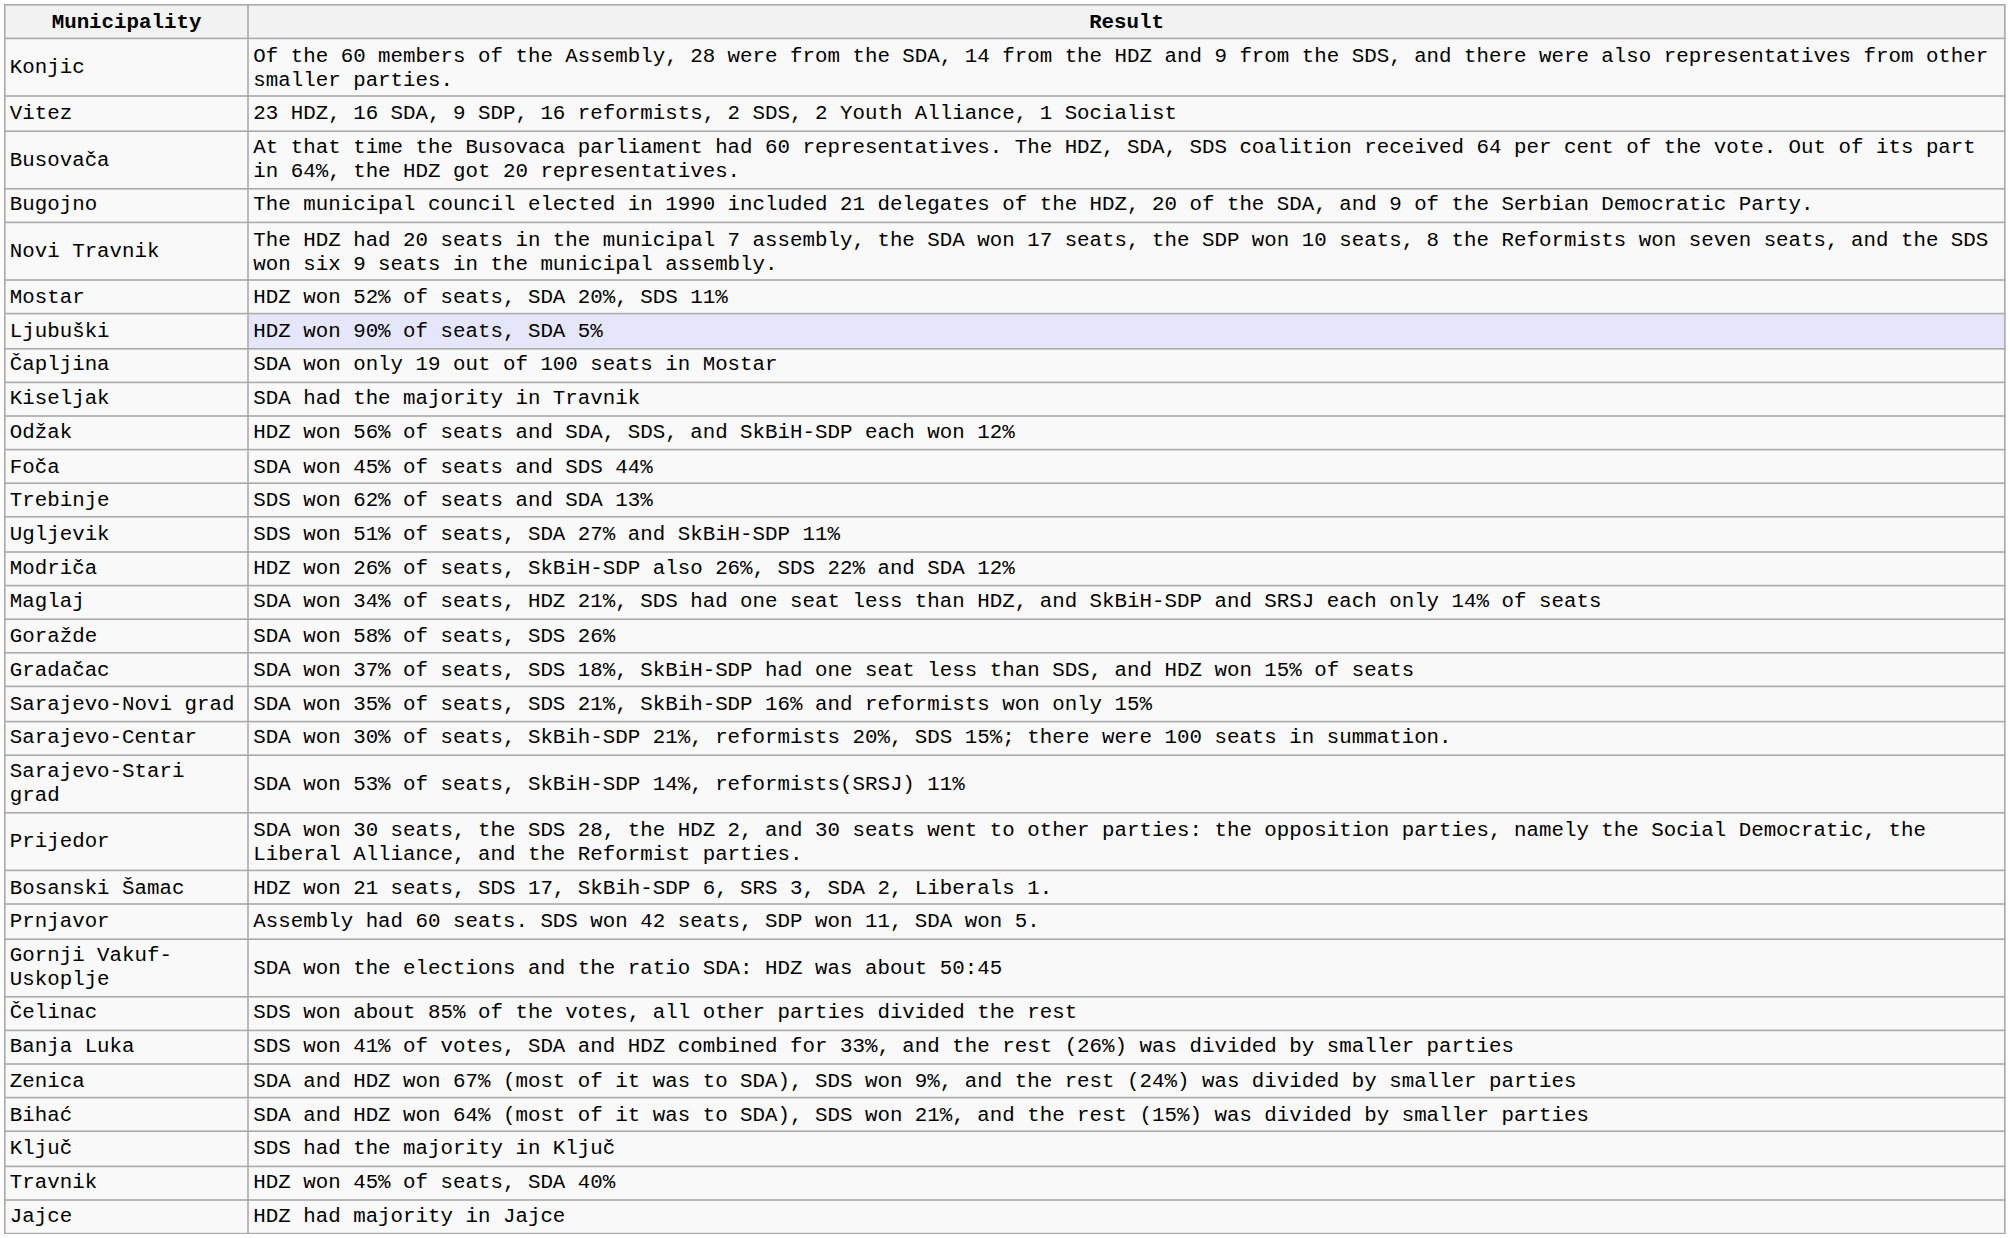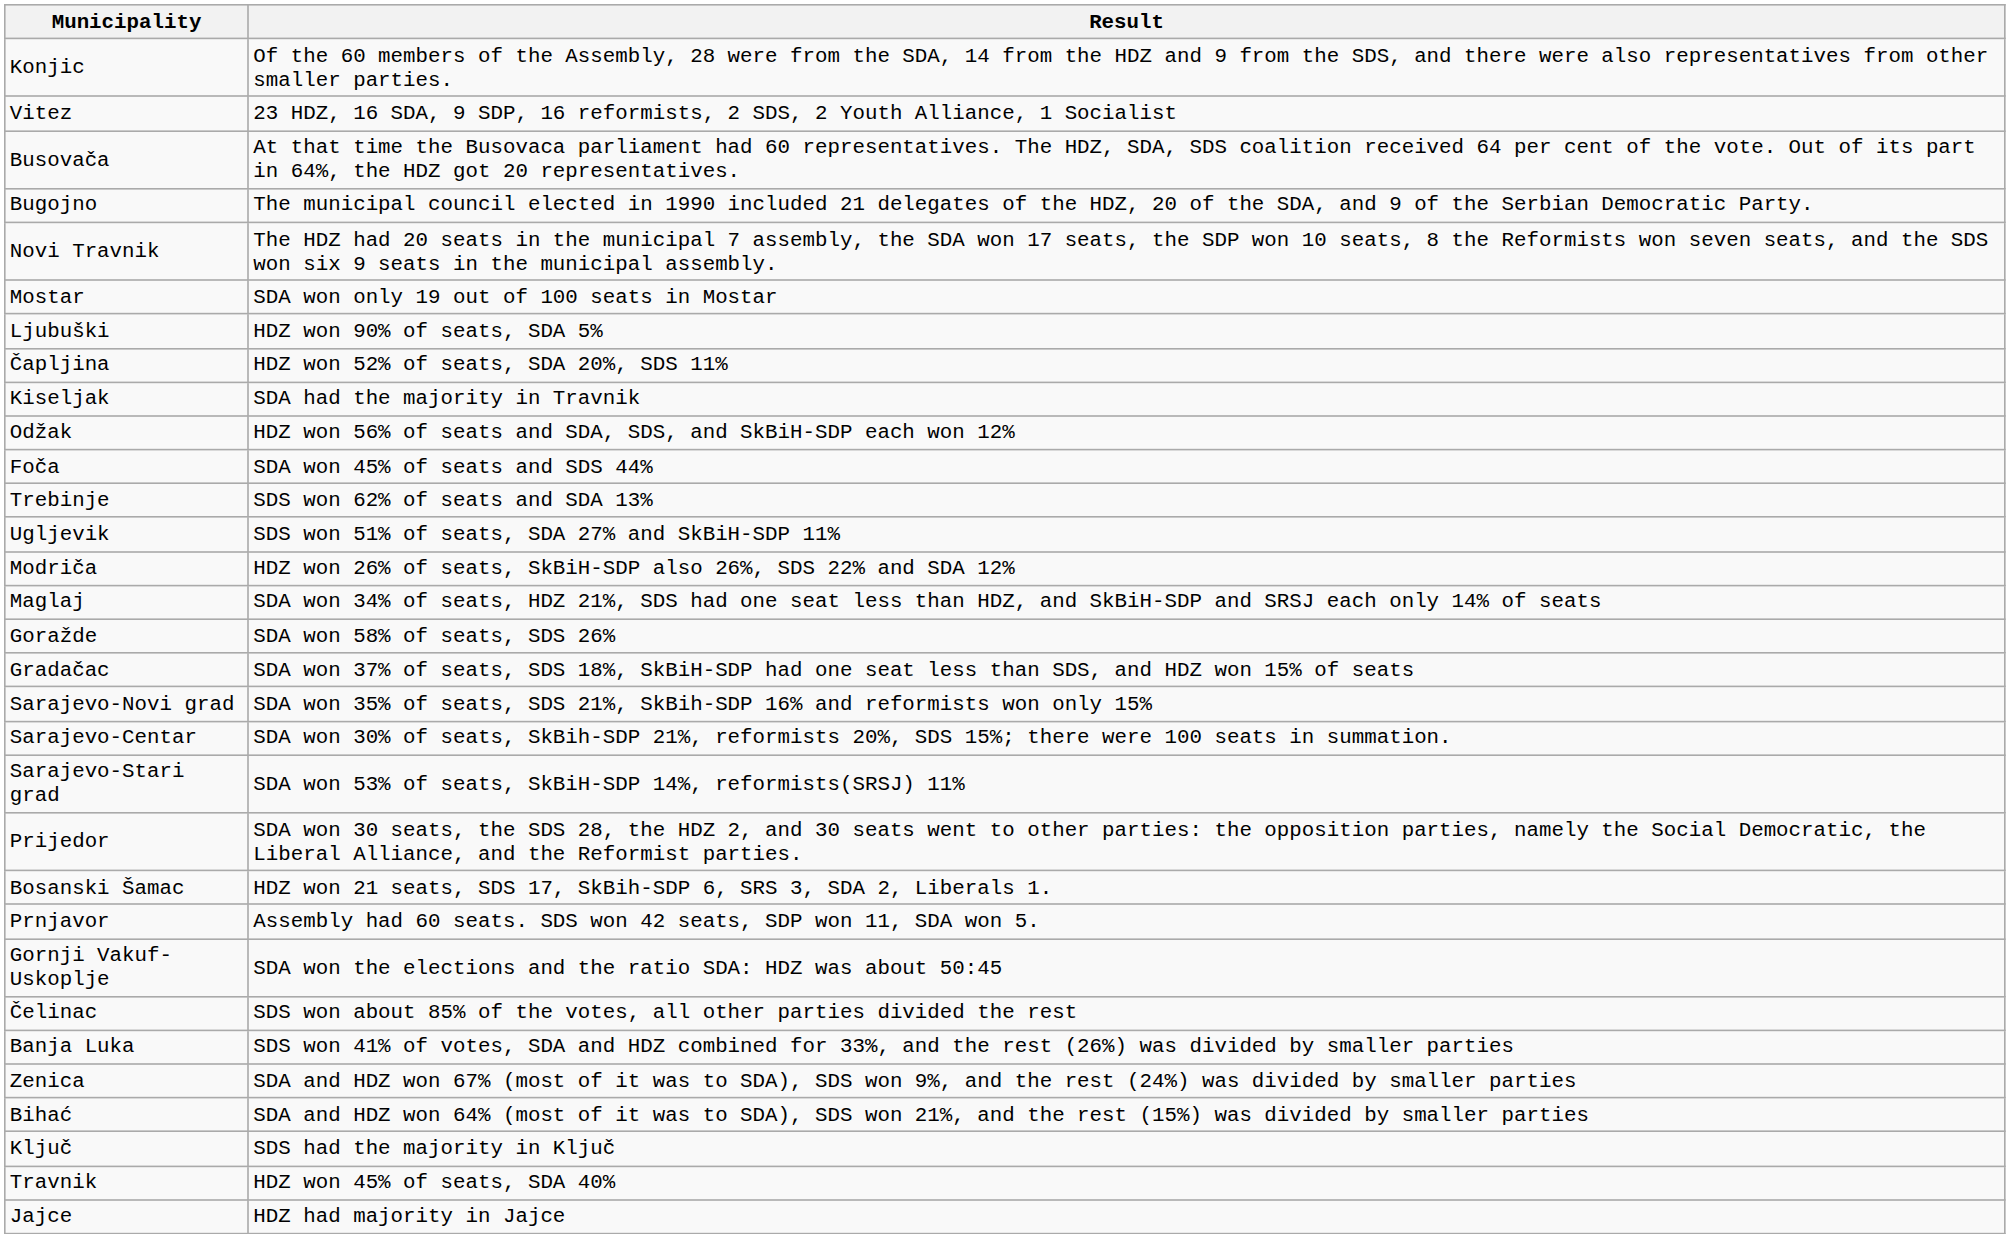(490, 297) HDZ won 52% of seats, SDA 20%, SDS 11% -> (515, 297) SDA won only 19 out of 100 seats in Mostar
(428, 331) lavender background -> (428, 331) no background
(515, 365) SDA won only 19 out of 100 seats in Mostar -> (490, 365) HDZ won 52% of seats, SDA 20%, SDS 11%
